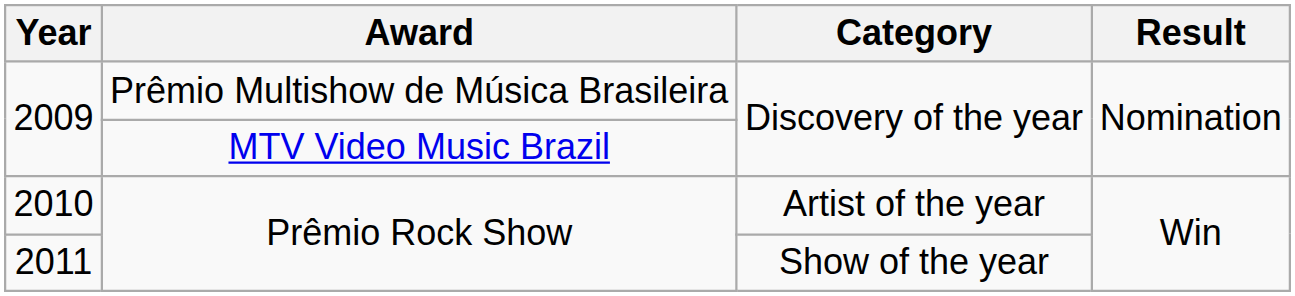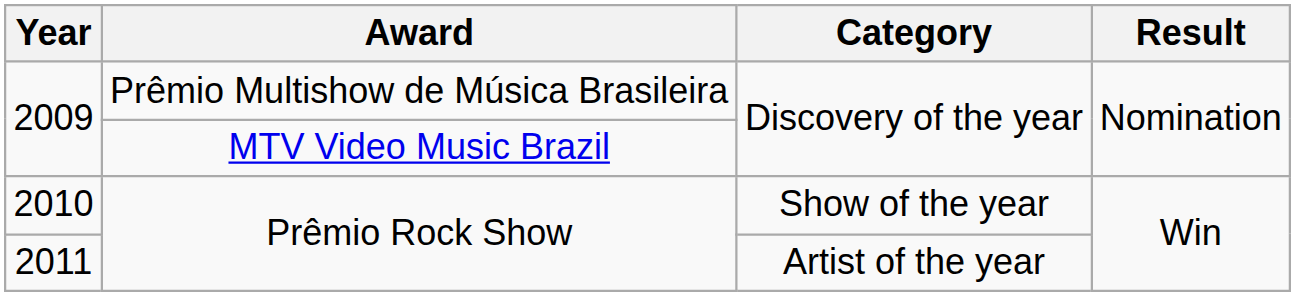(914, 204) Artist of the year -> (914, 204) Show of the year
(914, 261) Show of the year -> (914, 261) Artist of the year
